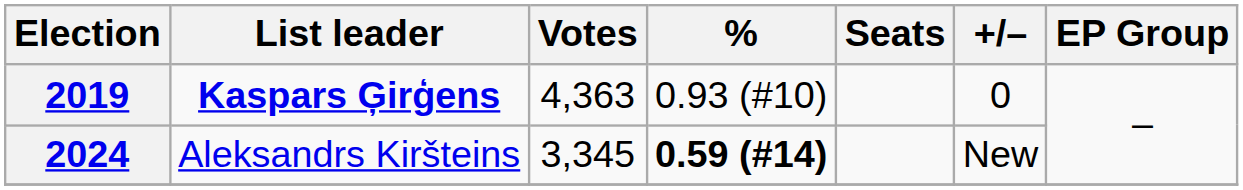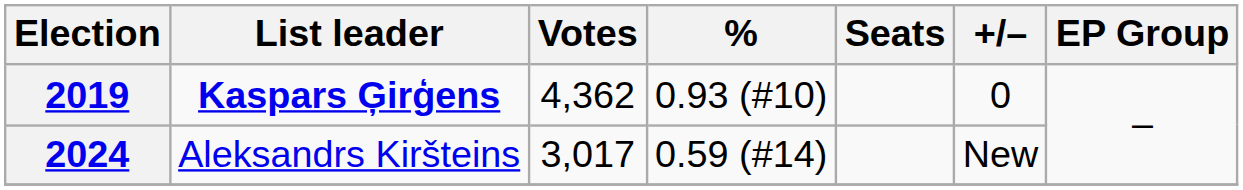(588, 94) 4,363 -> (588, 94) 4,362
(588, 154) 3,345 -> (588, 154) 3,017
(741, 154) bold -> (741, 154) normal
